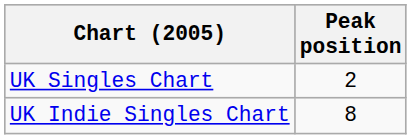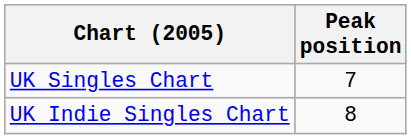(351, 81) 2 -> (351, 81) 7
